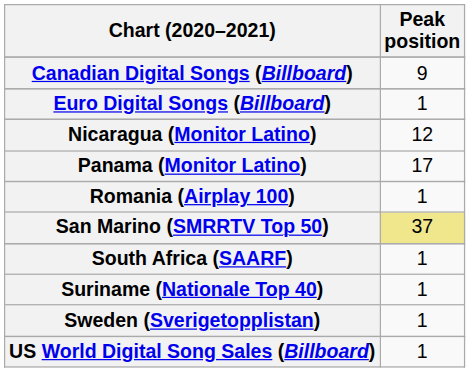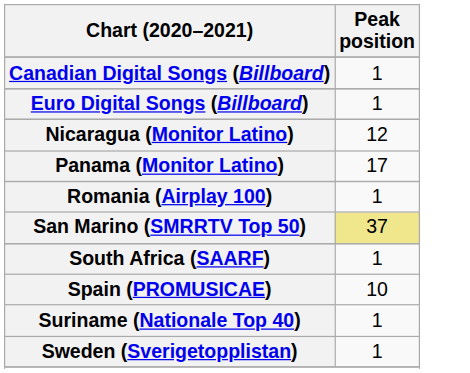(422, 72) 9 -> (377, 72) 1
+ row: (170, 289)
- row: (192, 351)
